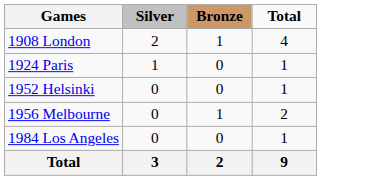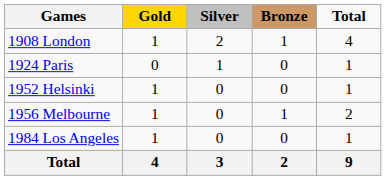+ column: (155, 16)
